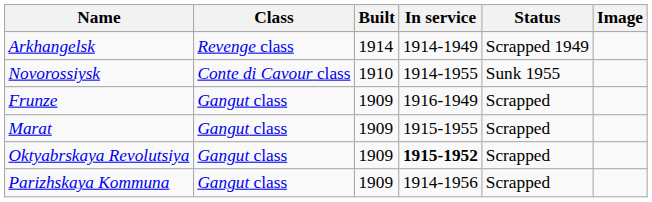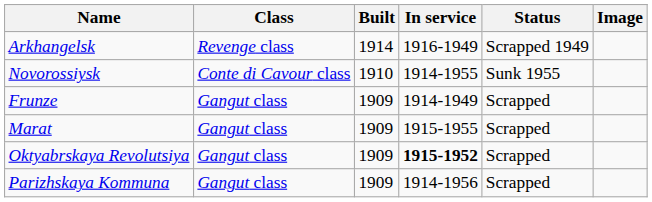(440, 45) 1914-1949 -> (440, 45) 1916-1949
(440, 100) 1916-1949 -> (440, 100) 1914-1949
